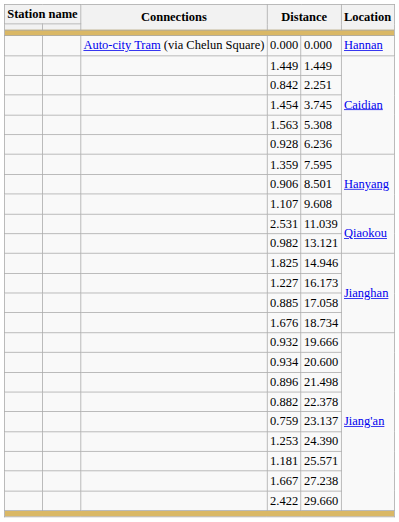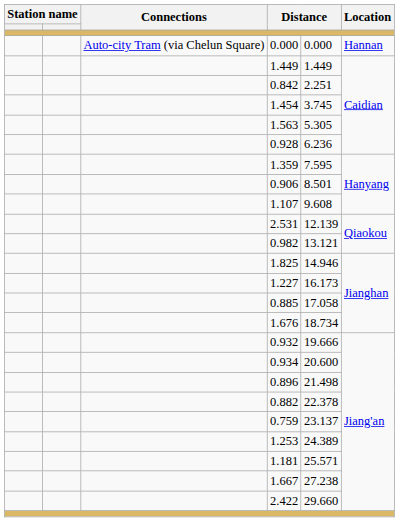(318, 124) 5.308 -> (318, 124) 5.305
(321, 223) 11.039 -> (321, 223) 12.139
(321, 441) 24.390 -> (321, 441) 24.389
